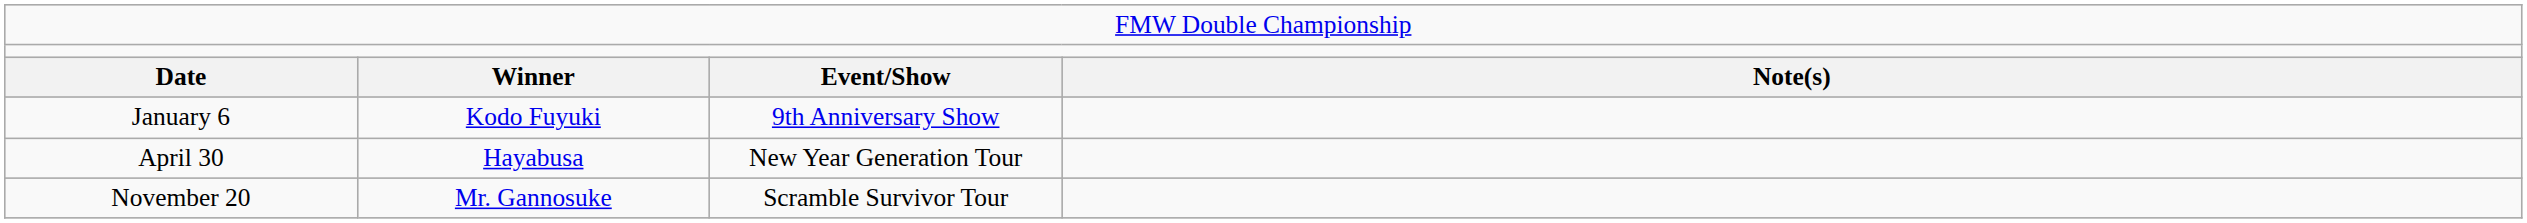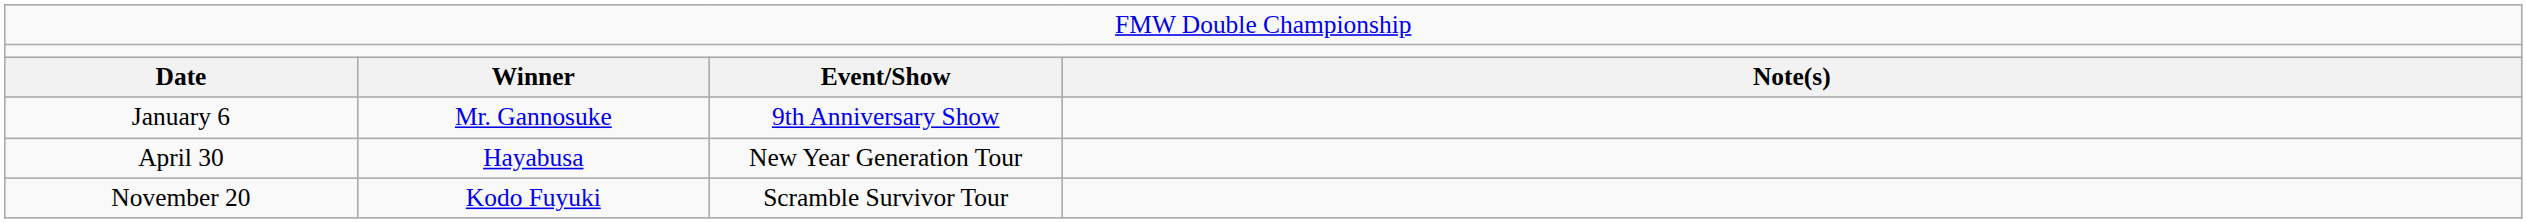(533, 117) Kodo Fuyuki -> (533, 117) Mr. Gannosuke
(533, 197) Mr. Gannosuke -> (533, 197) Kodo Fuyuki
